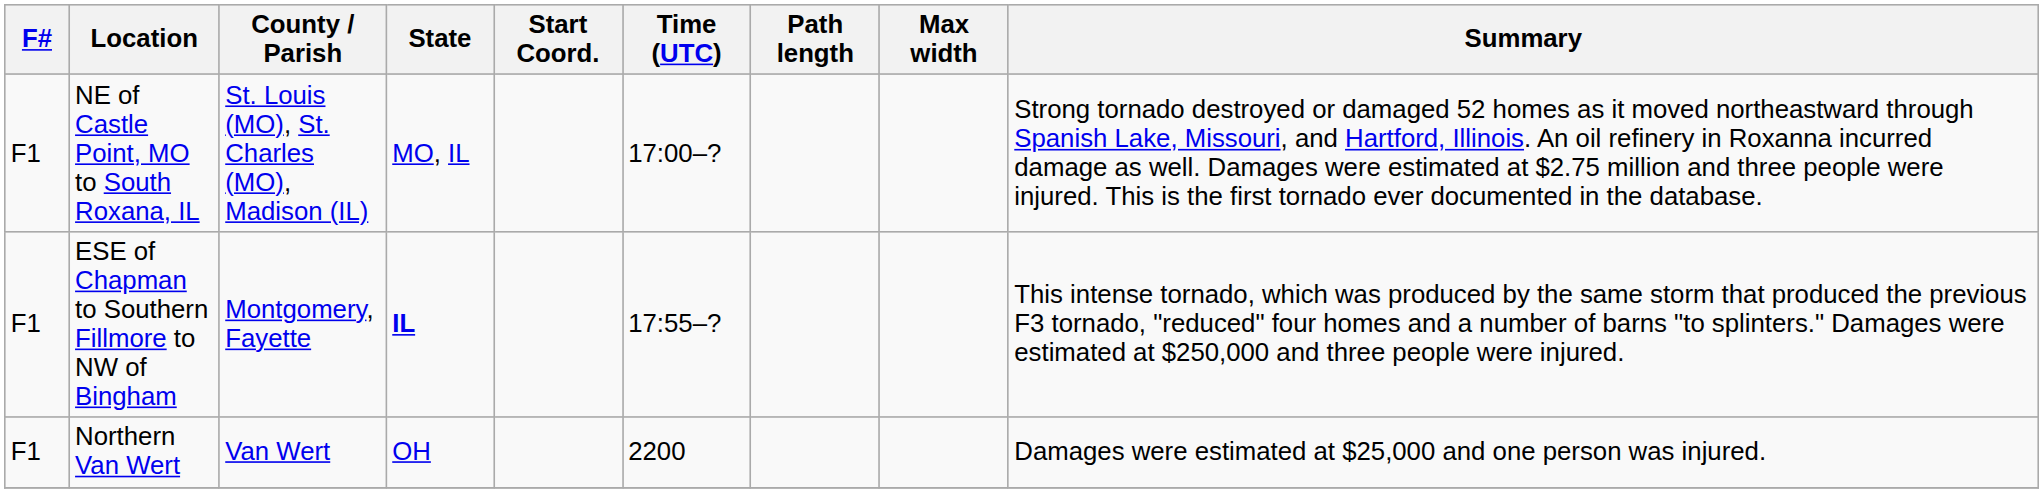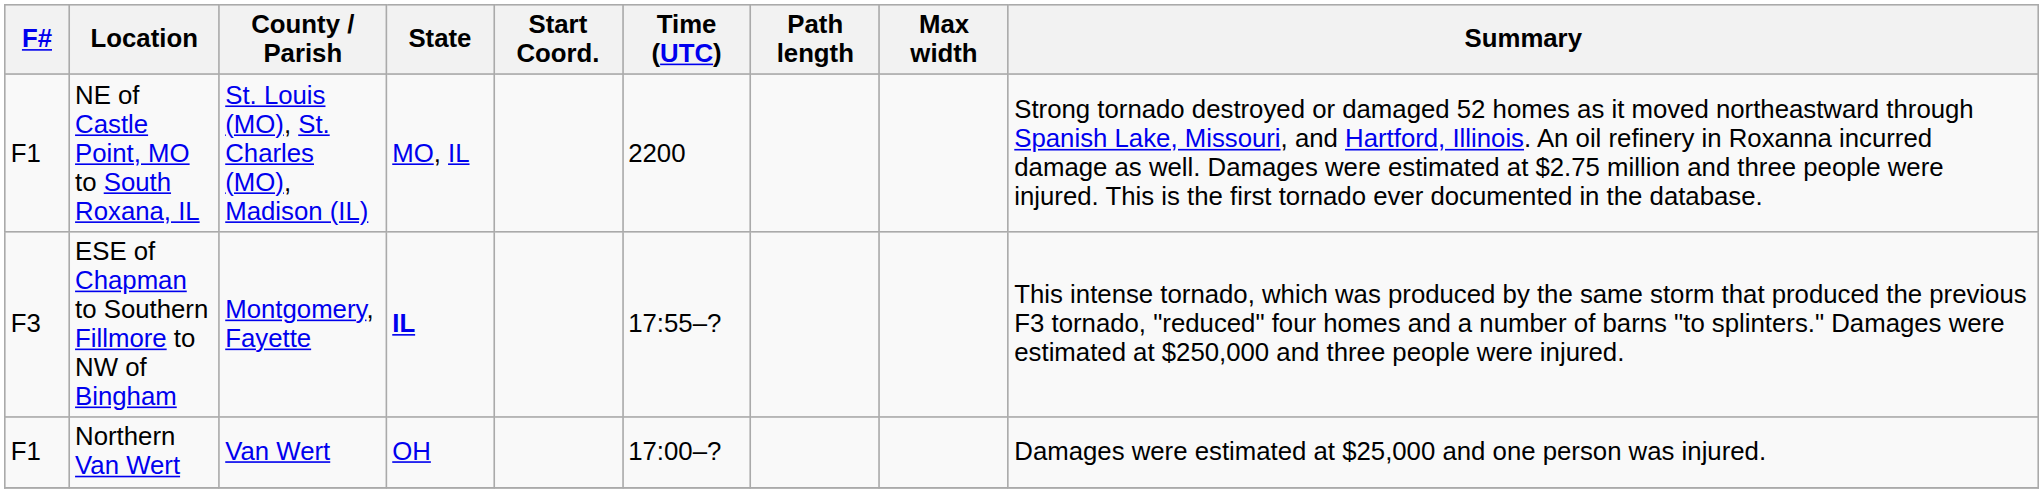(675, 152) 17:00–? -> (657, 152) 2200
(26, 323) F1 -> (26, 323) F3
(657, 451) 2200 -> (675, 451) 17:00–?
